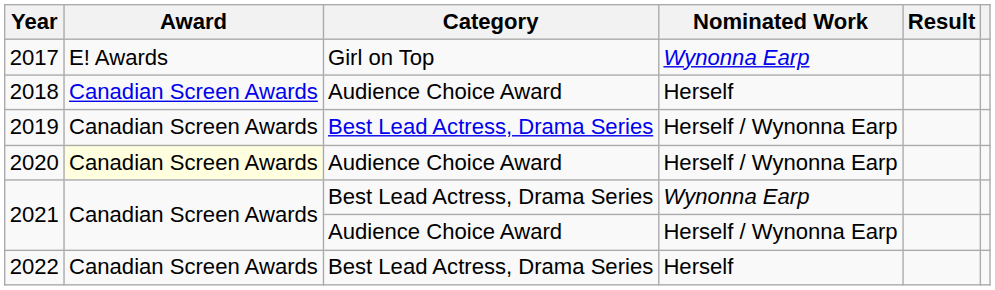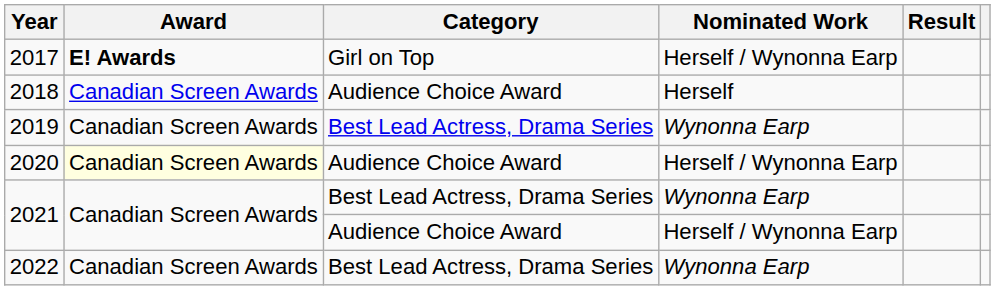(119, 57) normal -> (122, 57) bold
(736, 57) Wynonna Earp -> (781, 57) Herself / Wynonna Earp
(781, 127) Herself / Wynonna Earp -> (736, 127) Wynonna Earp
(698, 267) Herself -> (736, 267) Wynonna Earp
